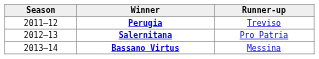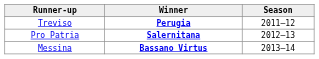columns swapped: (41, 11) <-> (264, 11)
